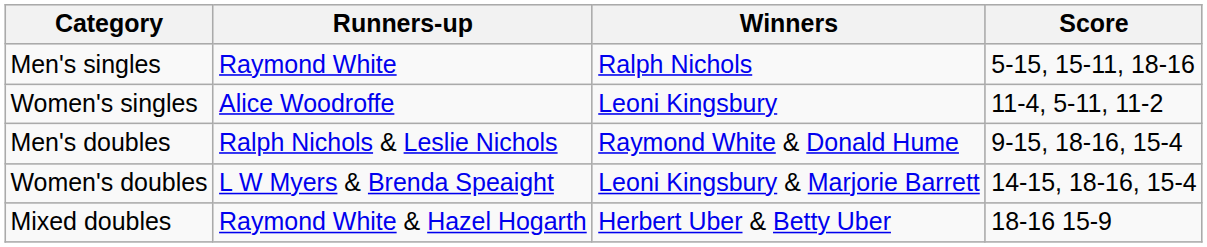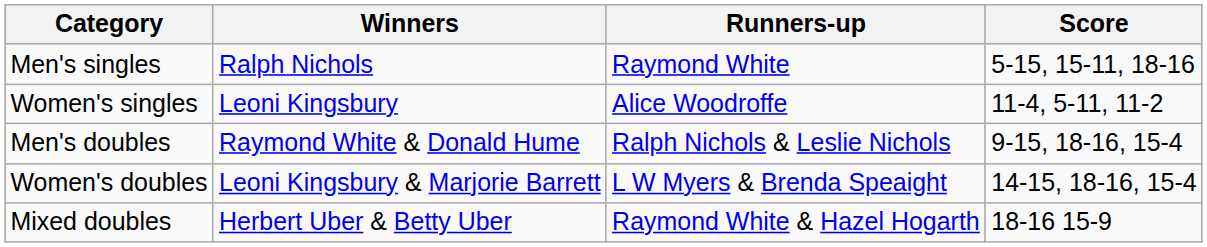columns swapped: (789, 24) <-> (403, 24)
